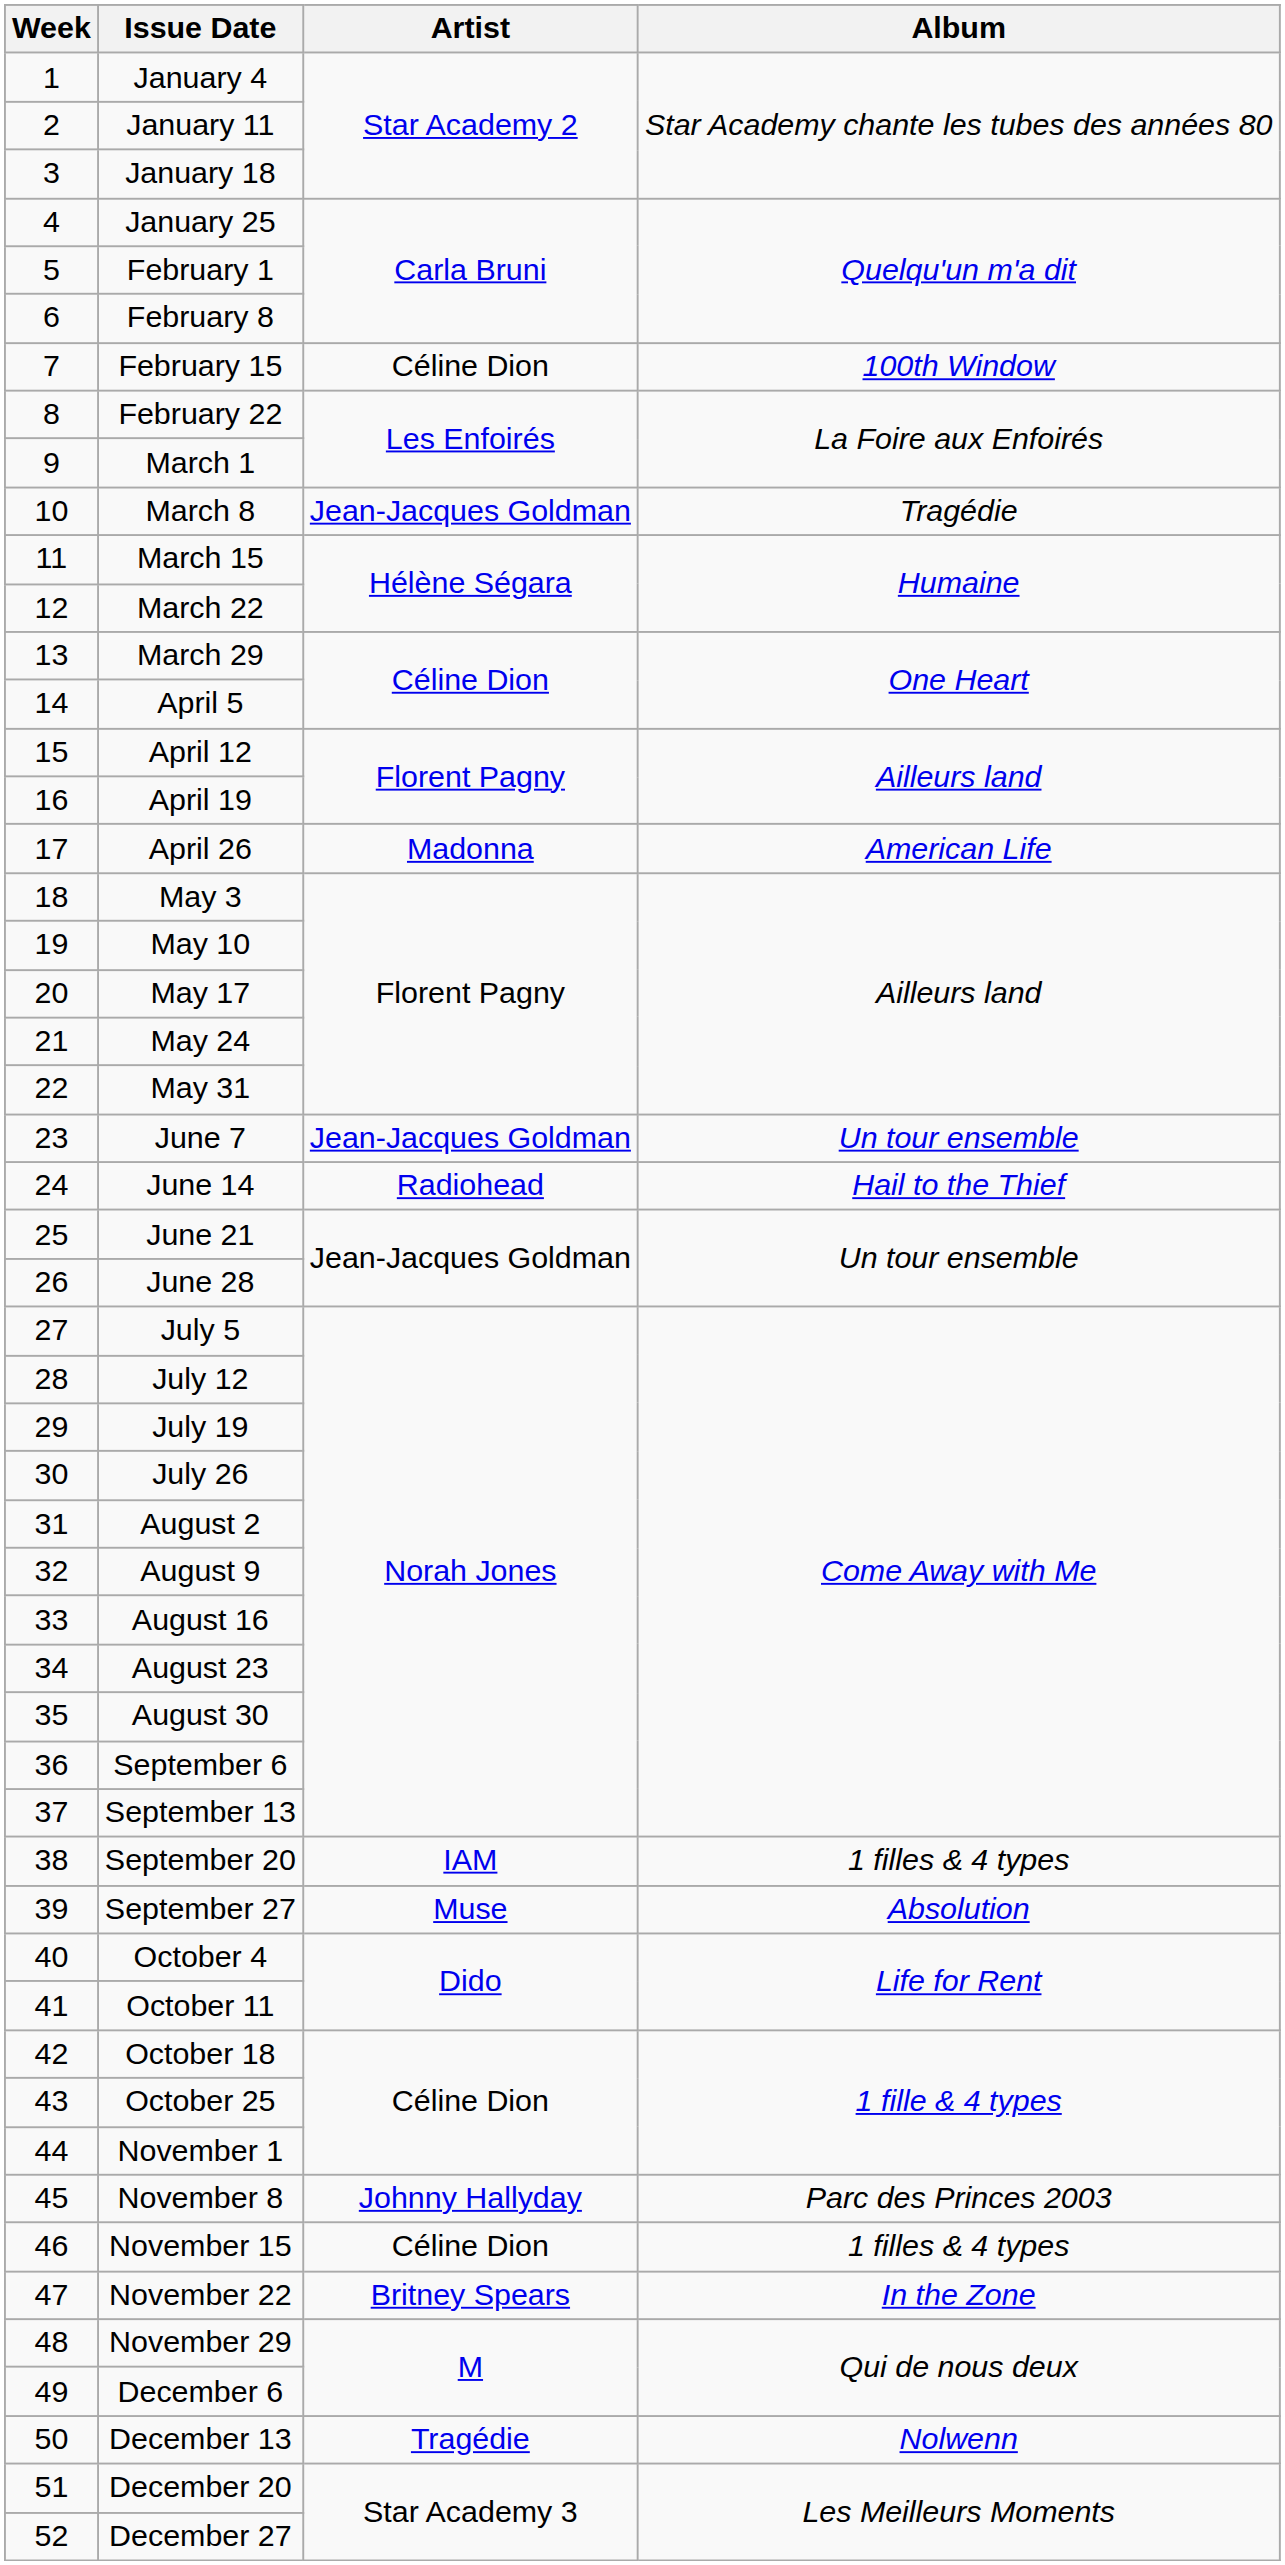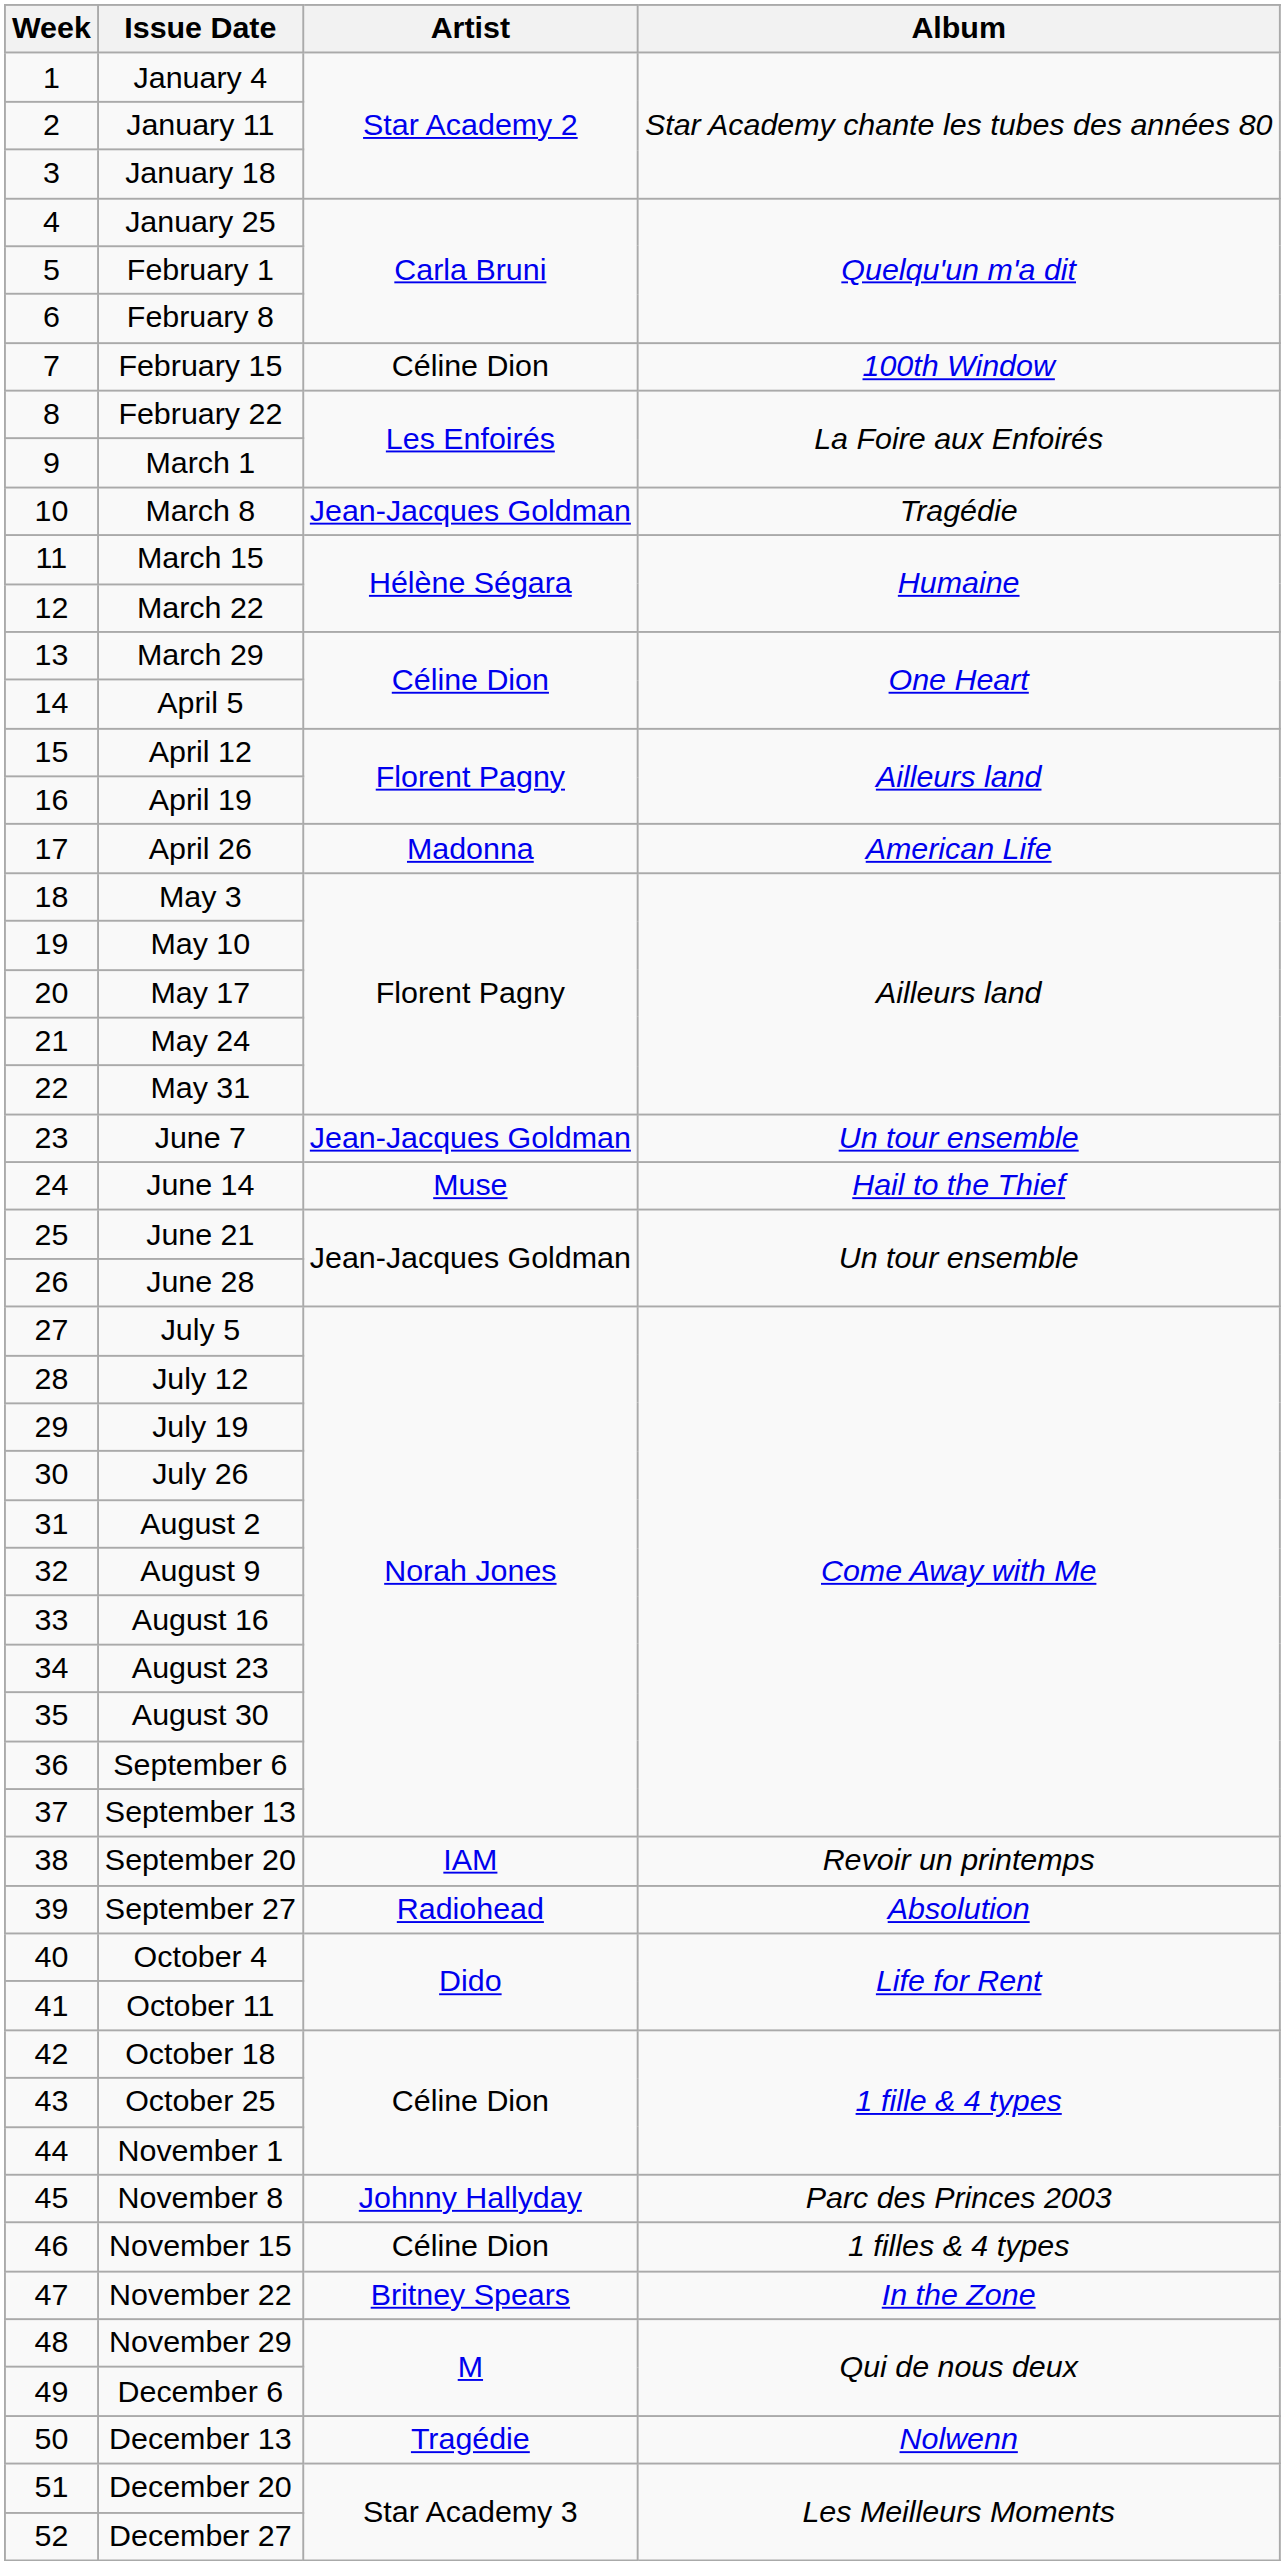(470, 1185) Radiohead -> (470, 1185) Muse
(959, 1860) 1 filles & 4 types -> (959, 1860) Revoir un printemps
(470, 1908) Muse -> (470, 1908) Radiohead
